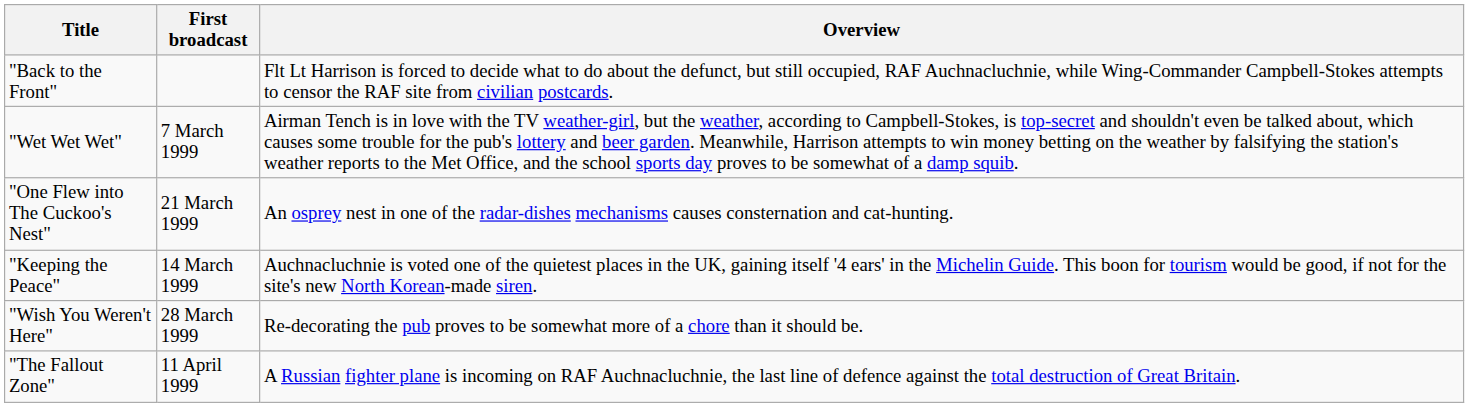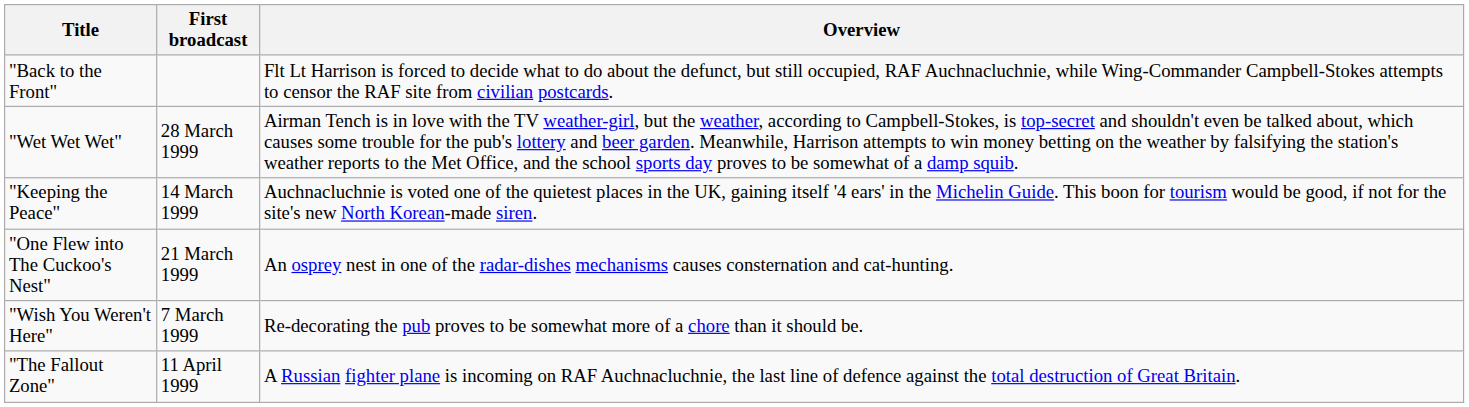(192, 141) 7 March 1999 -> (197, 141) 28 March 1999
rows swapped: (58, 274) <-> (66, 213)
(197, 325) 28 March 1999 -> (192, 325) 7 March 1999
